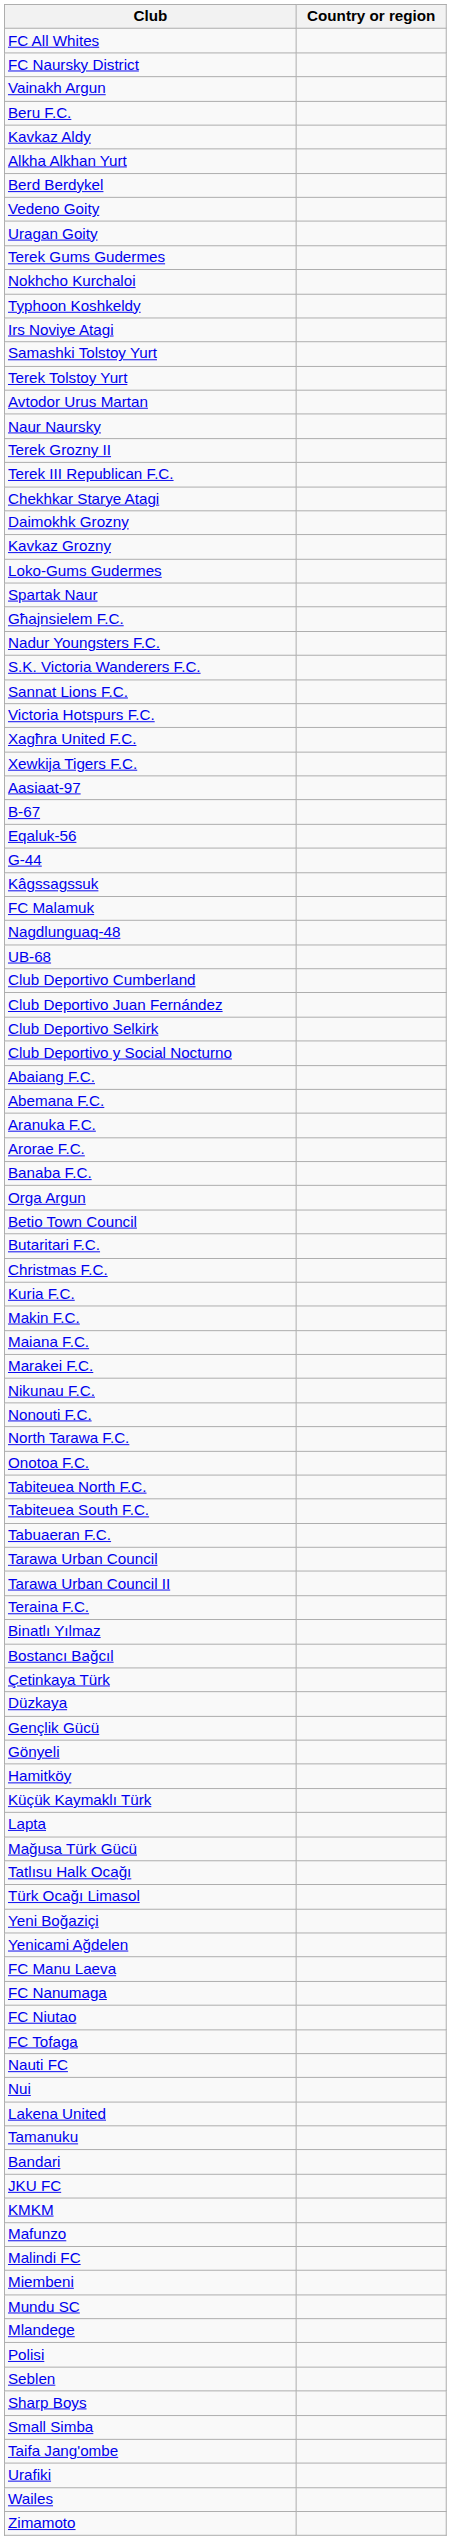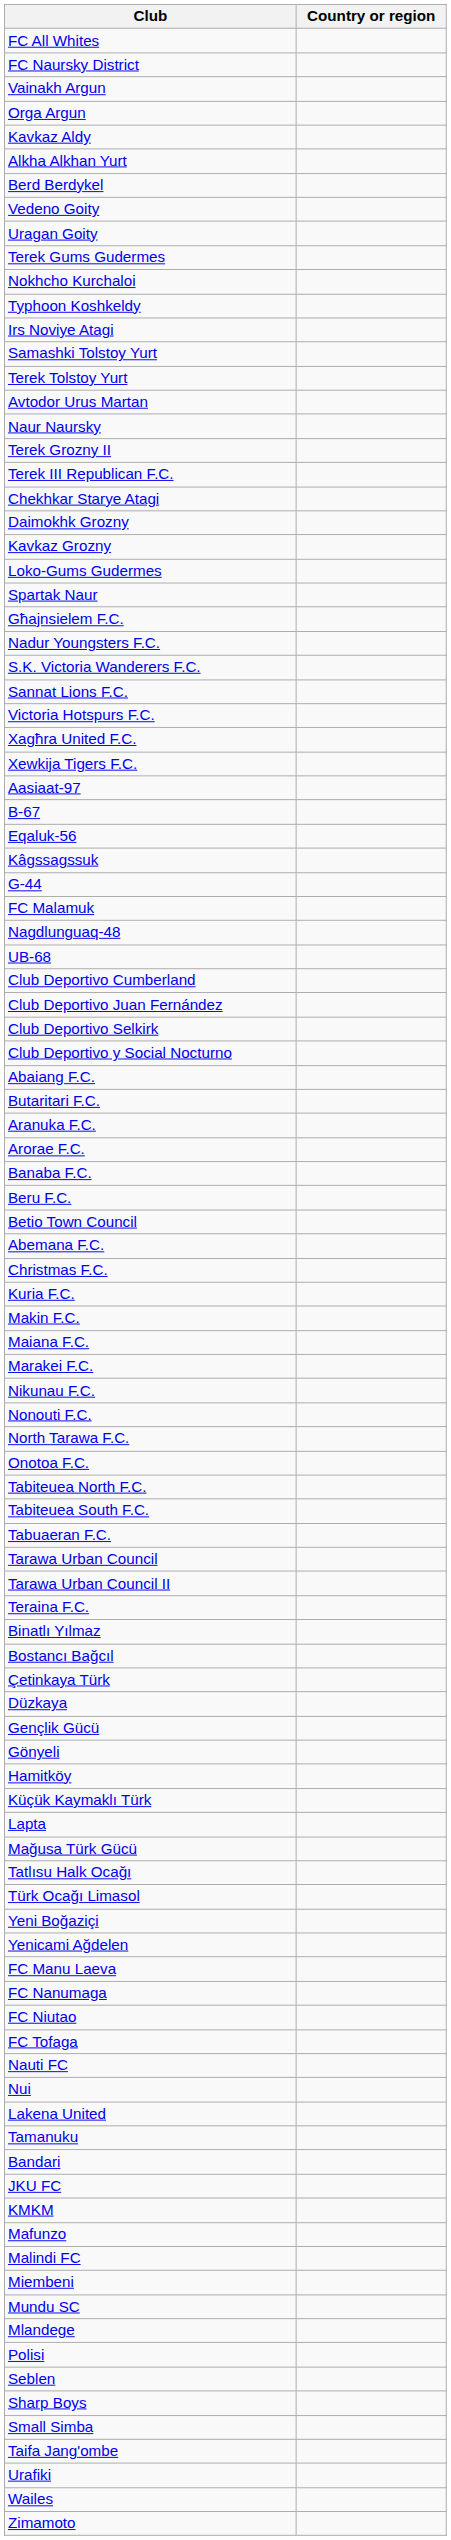rows swapped: (47, 1197) <-> (40, 112)
rows swapped: (25, 860) <-> (53, 884)
rows swapped: (56, 1101) <-> (54, 1245)
